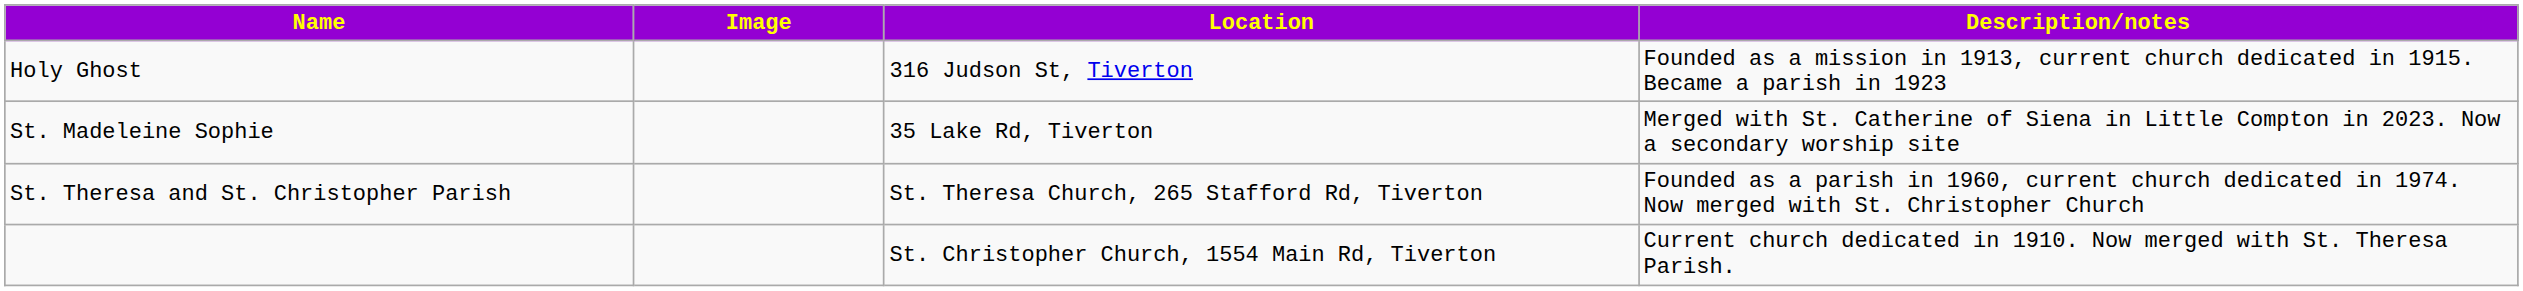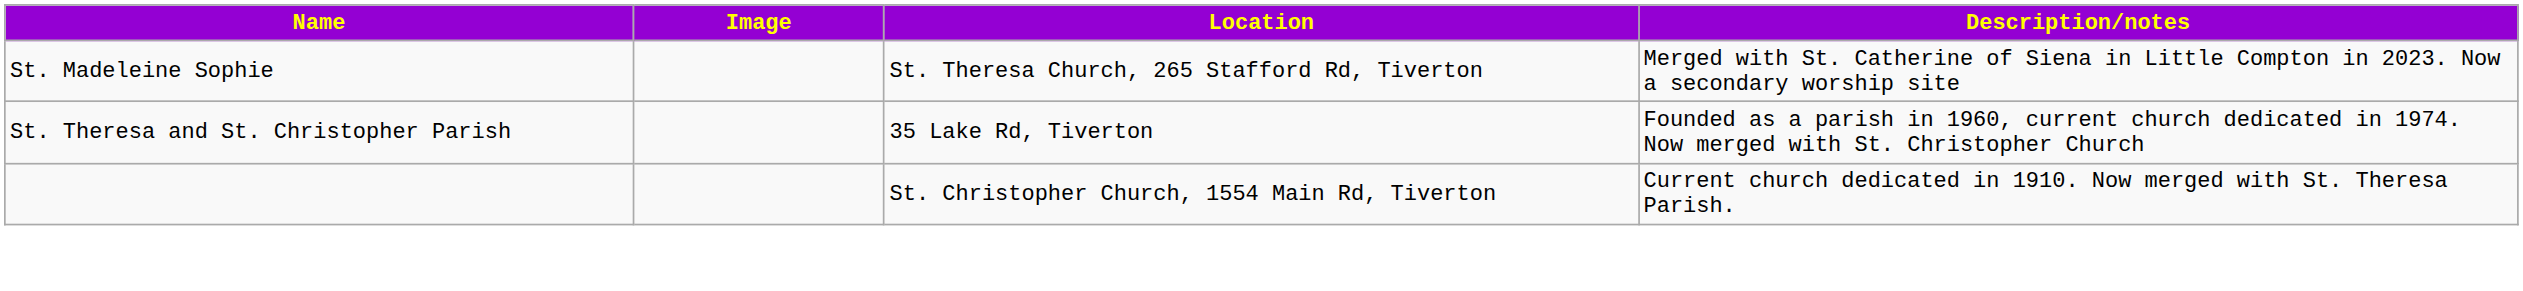- row: (76, 71)
(1021, 132) 35 Lake Rd, Tiverton -> (1186, 71) St. Theresa Church, 265 Stafford Rd, Tiverton
(1186, 194) St. Theresa Church, 265 Stafford Rd, Tiverton -> (1021, 132) 35 Lake Rd, Tiverton
